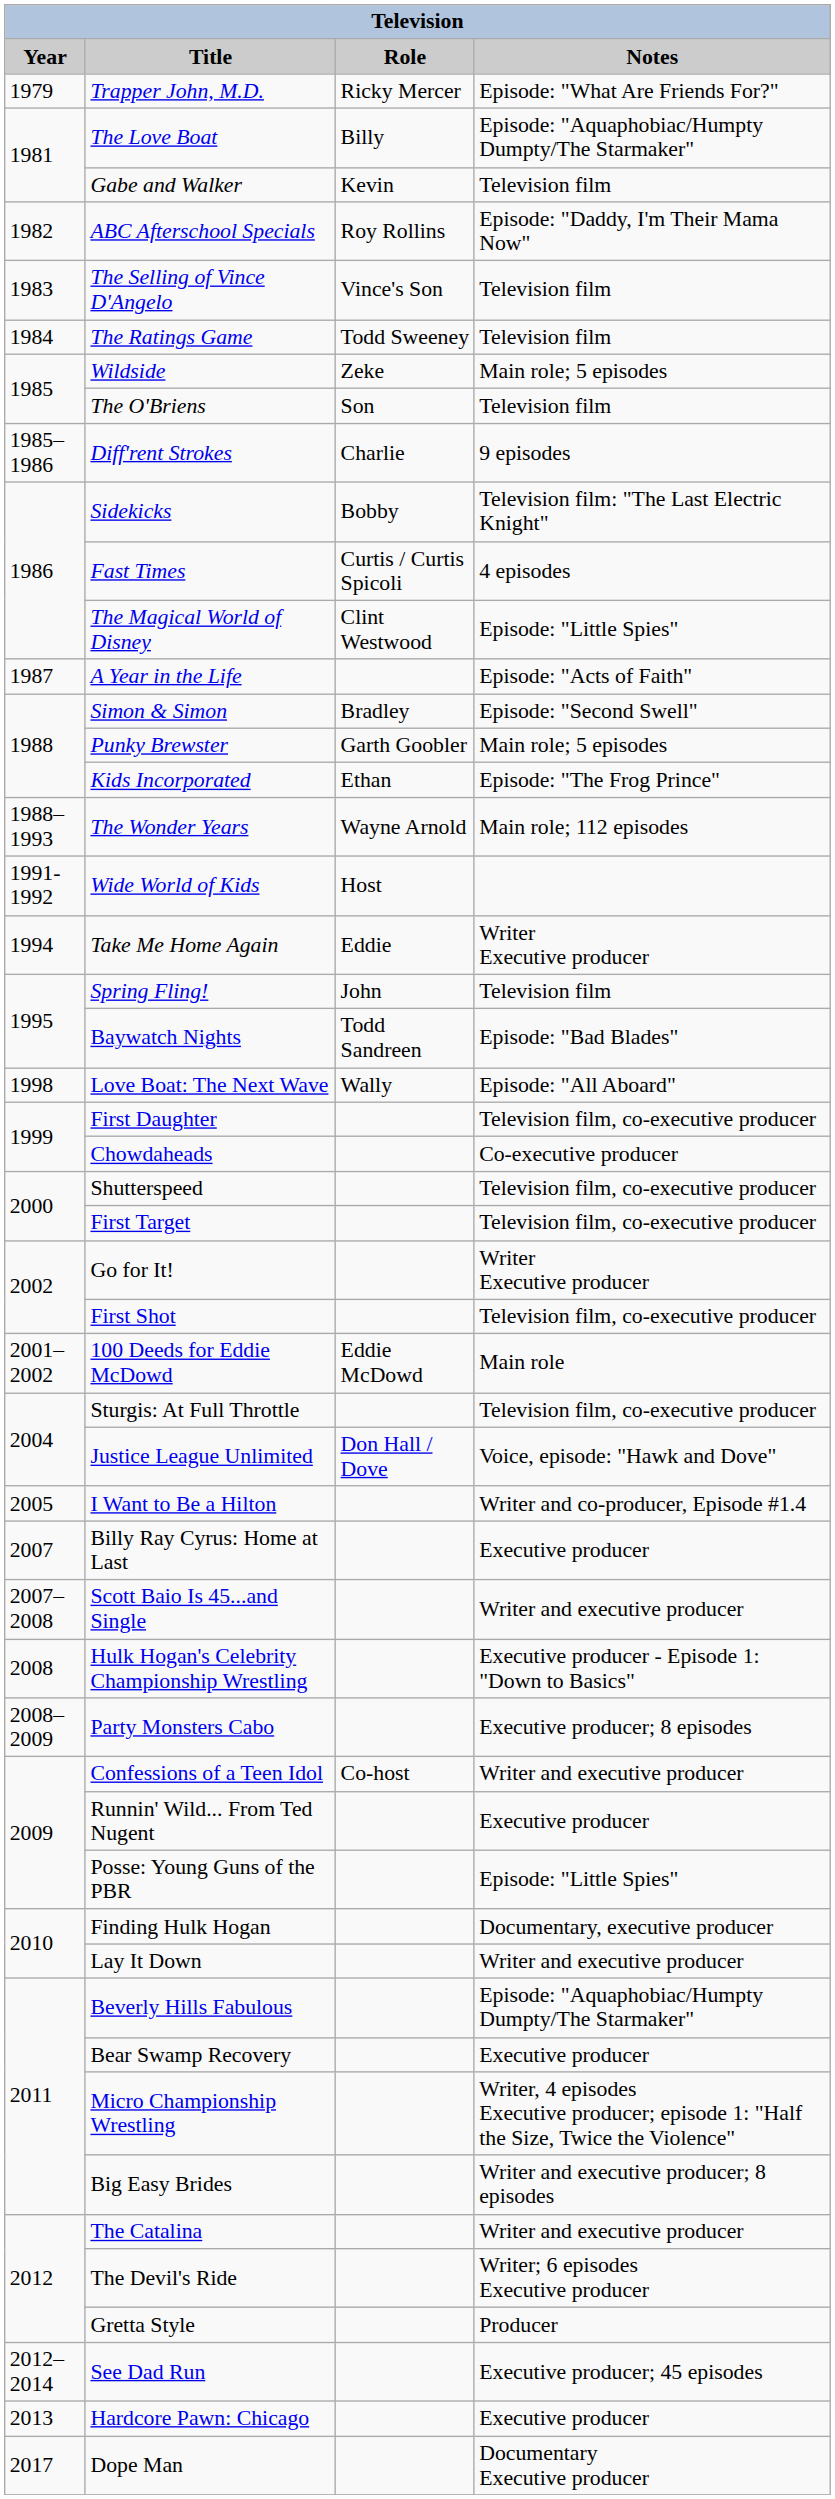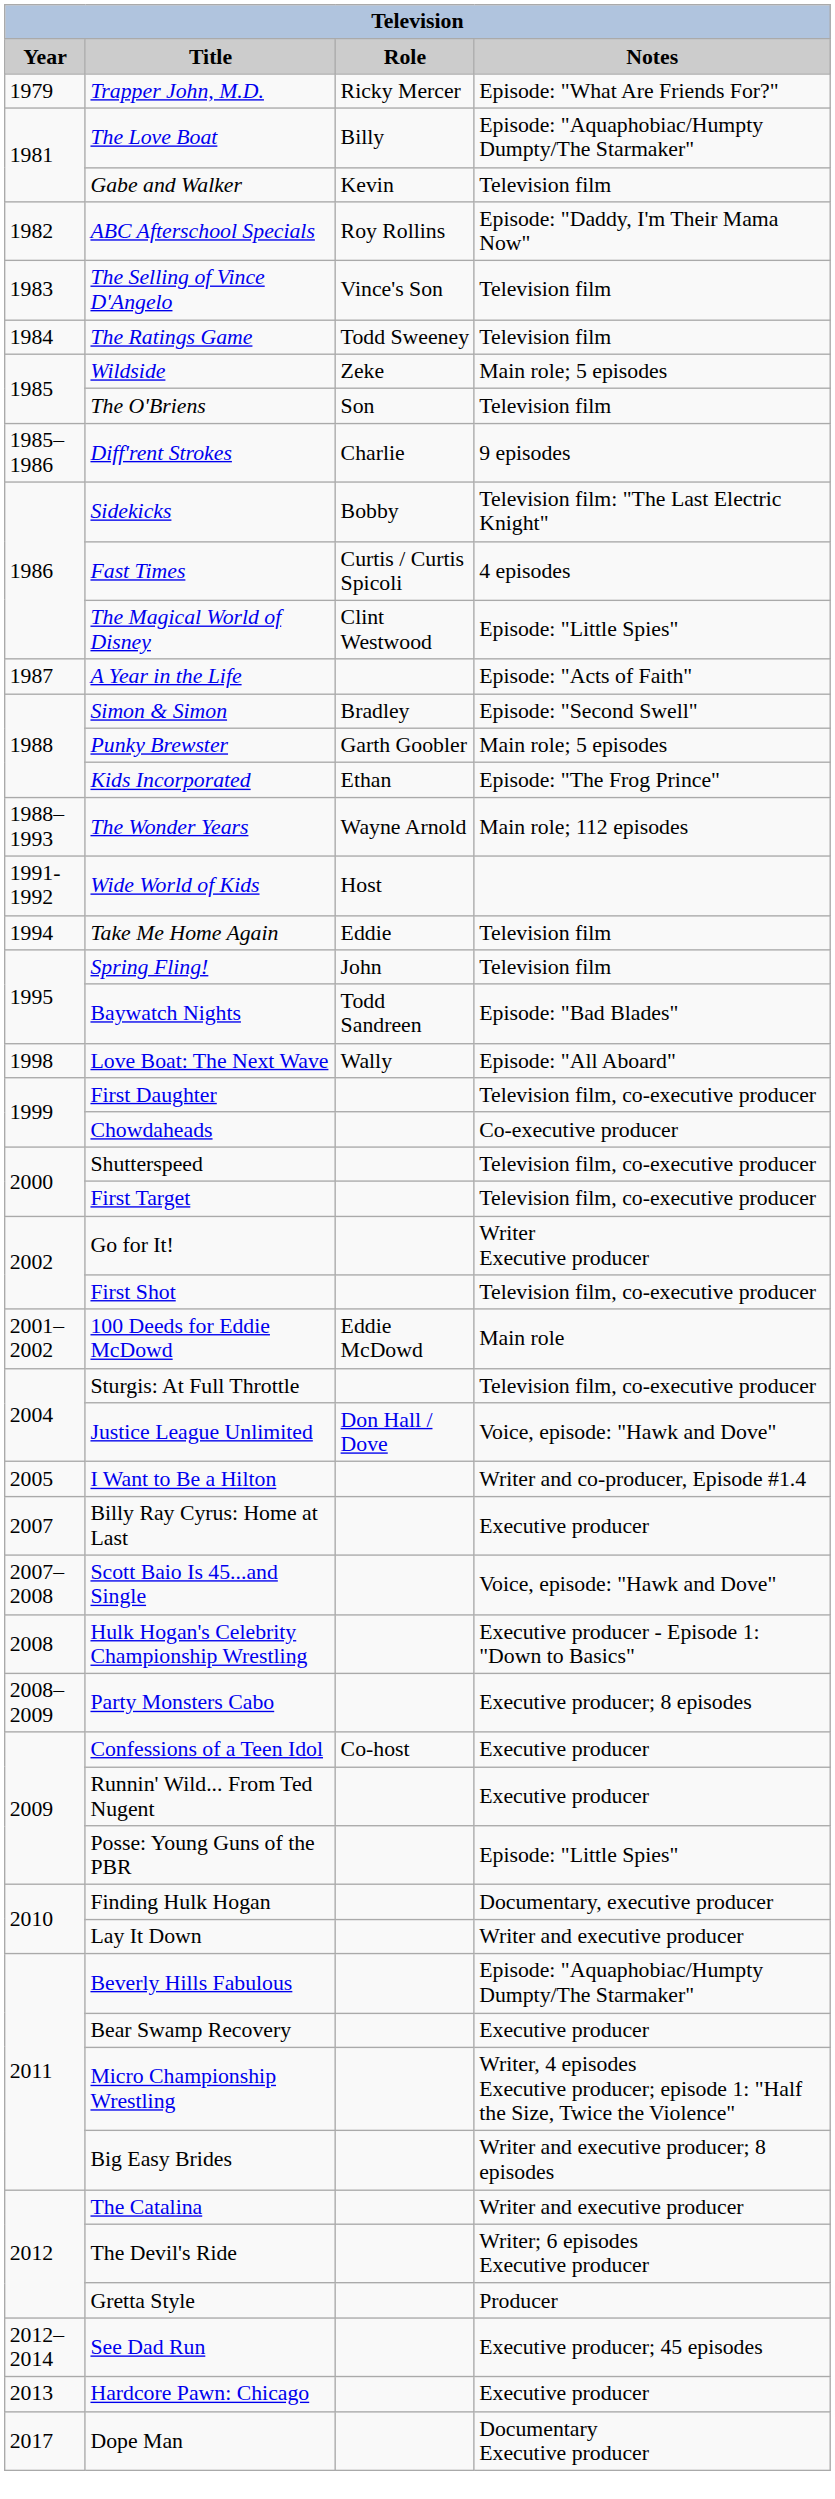(564, 944) Writer Executive producer -> (545, 932) Television film
(611, 1609) Writer and executive producer -> (628, 1584) Voice, episode: "Hawk and Dove"
(611, 1773) Writer and executive producer -> (564, 1749) Executive producer
